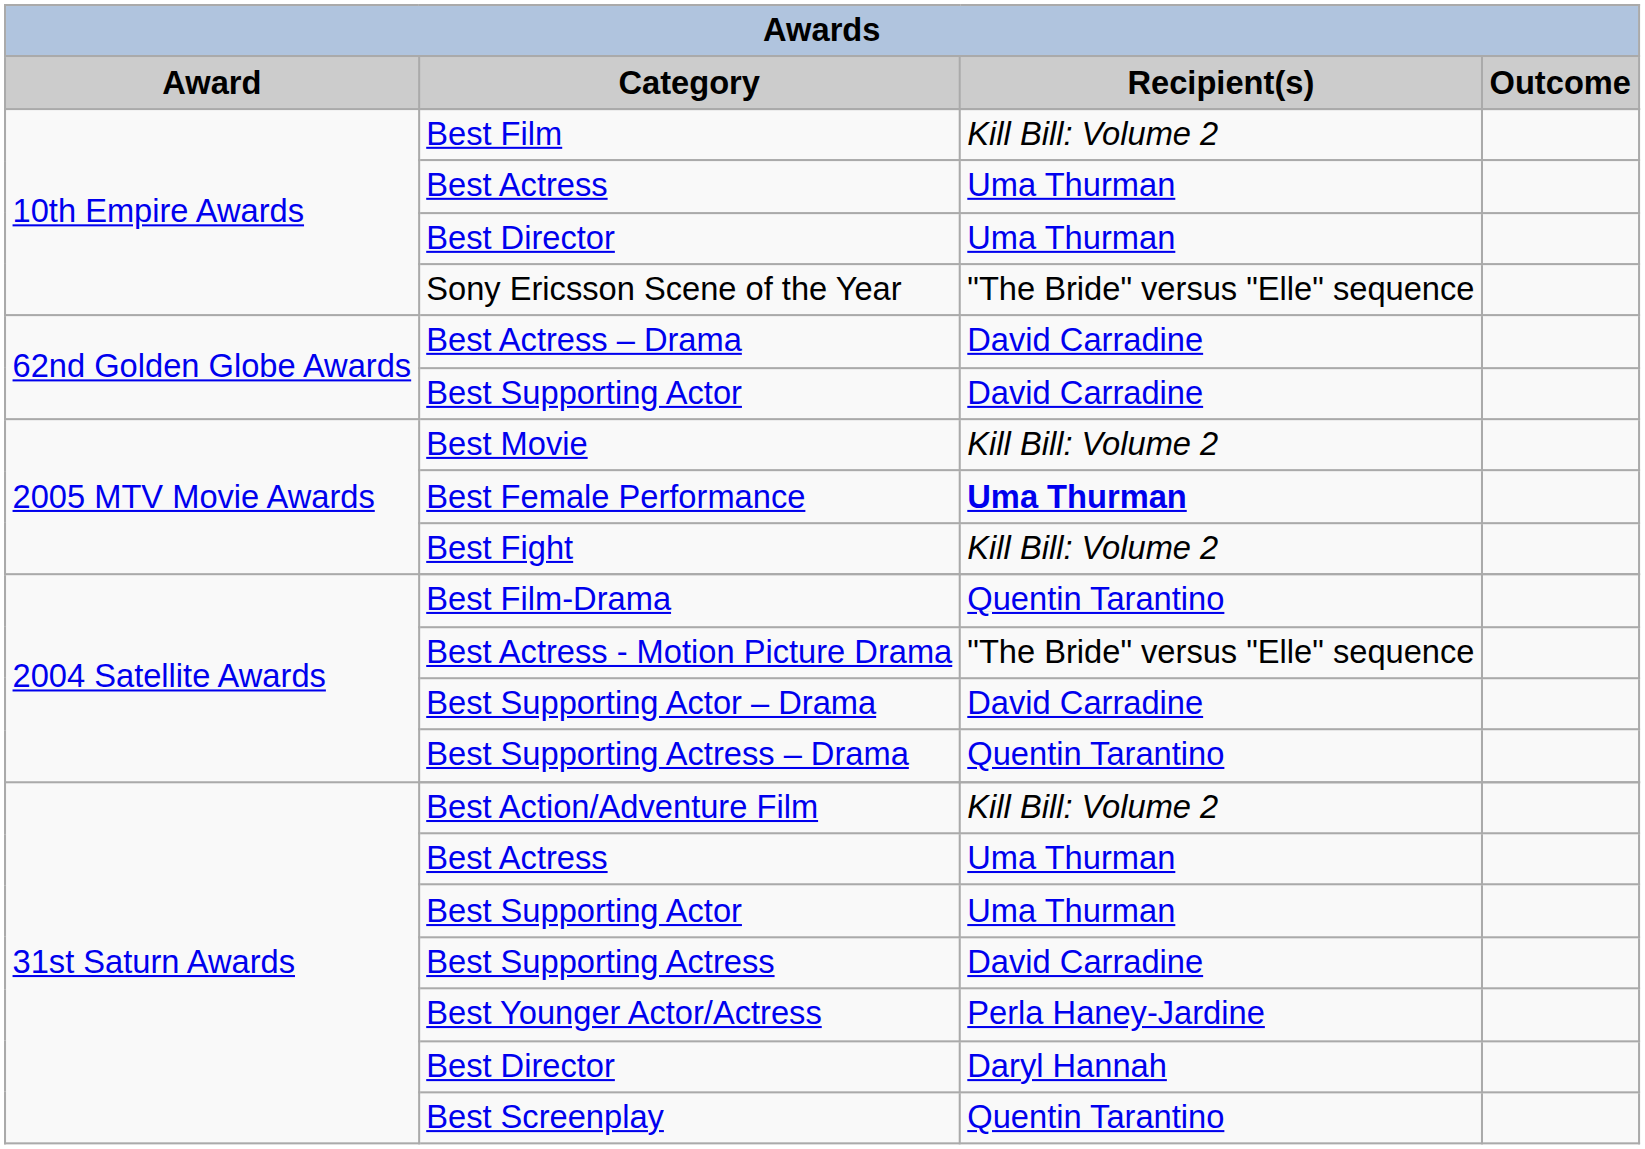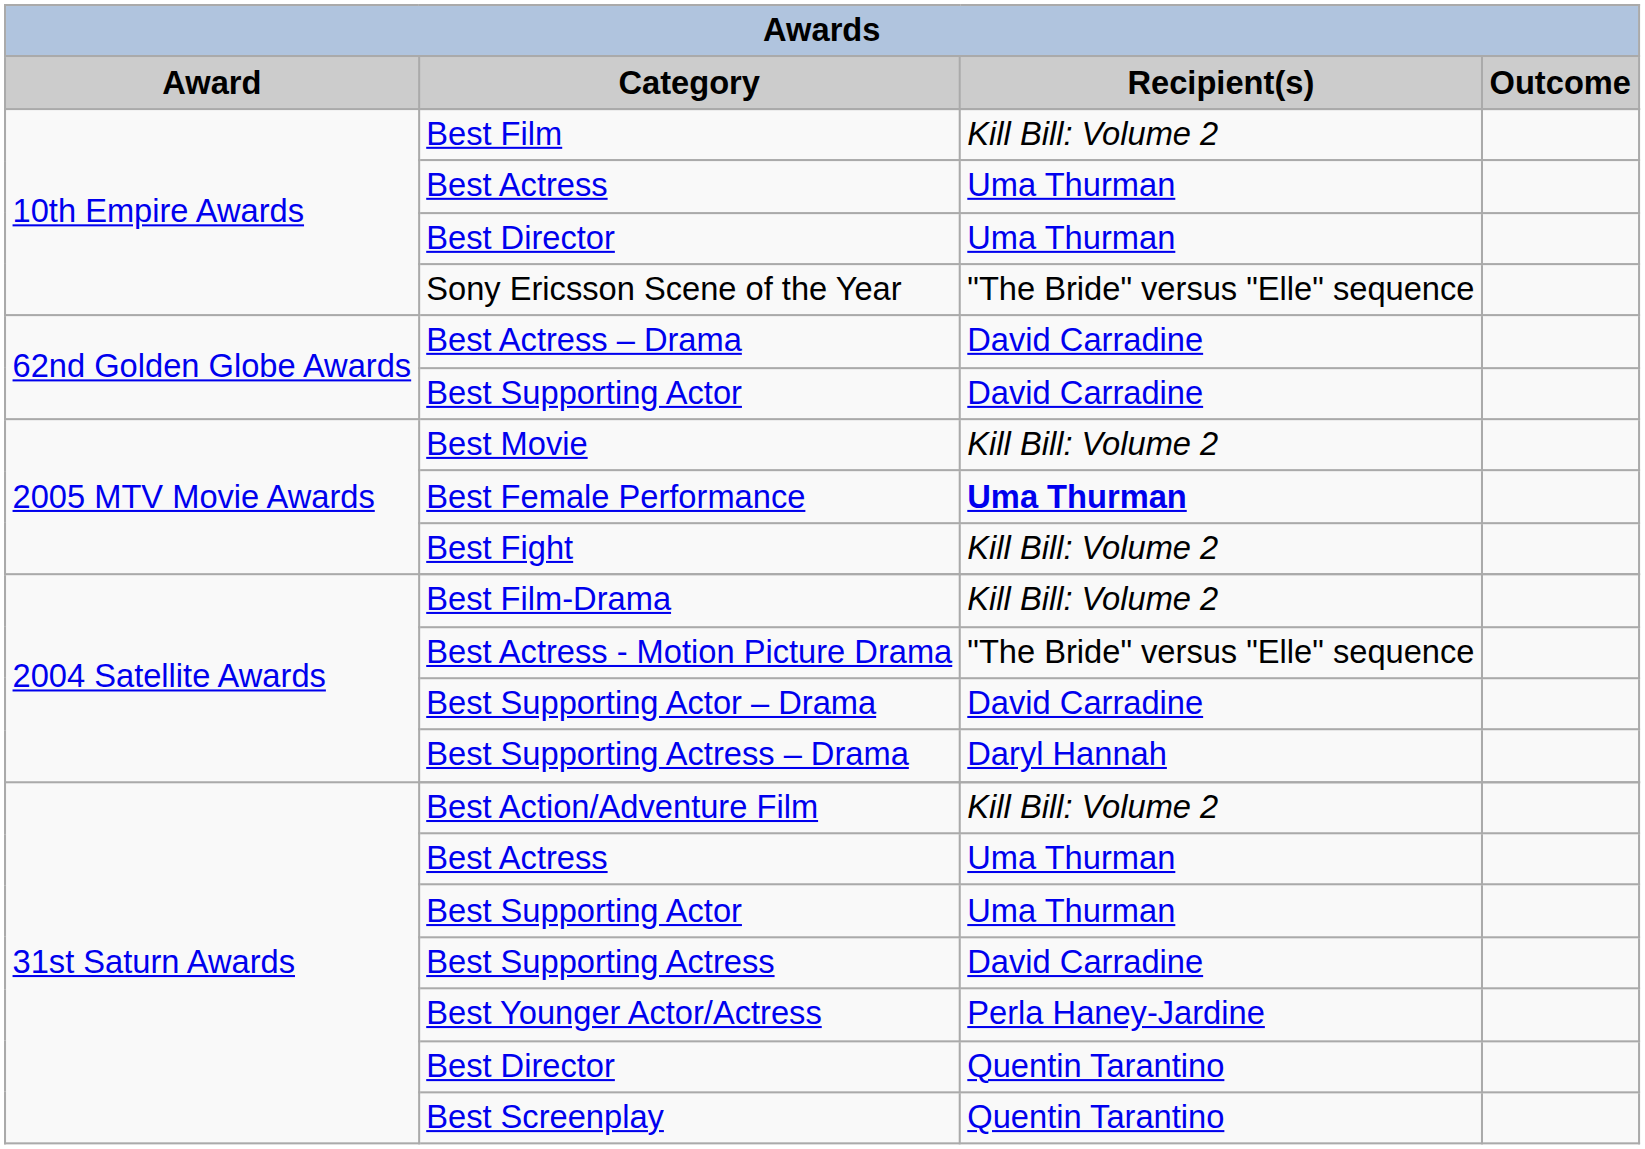(1096, 599) Quentin Tarantino -> (1093, 599) Kill Bill: Volume 2
(1096, 755) Quentin Tarantino -> (1067, 755) Daryl Hannah
(1067, 1065) Daryl Hannah -> (1096, 1065) Quentin Tarantino
